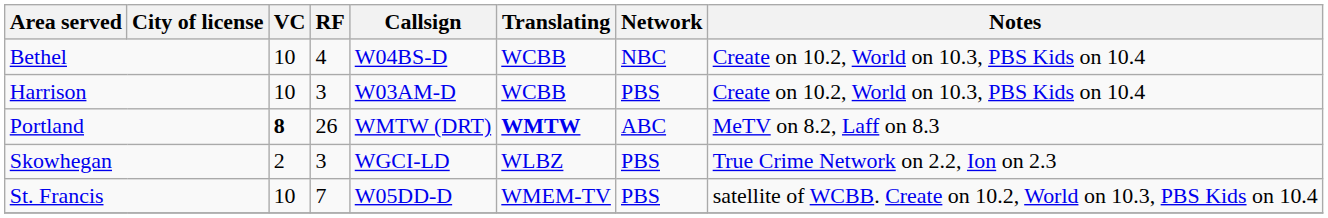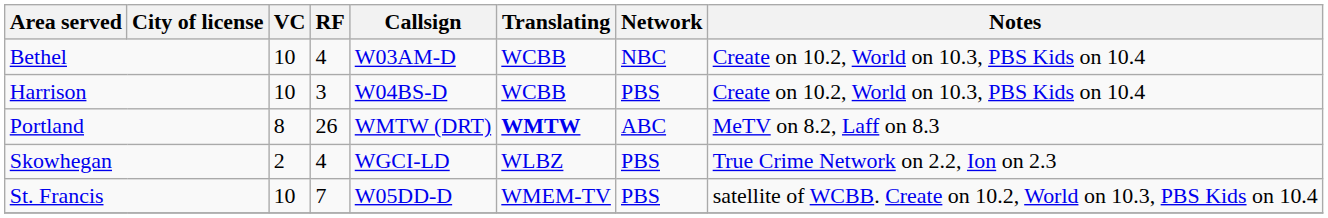(401, 56) W04BS-D -> (405, 56) W03AM-D
(405, 91) W03AM-D -> (401, 91) W04BS-D
(279, 126) bold -> (279, 126) normal
(321, 160) 3 -> (321, 160) 4
